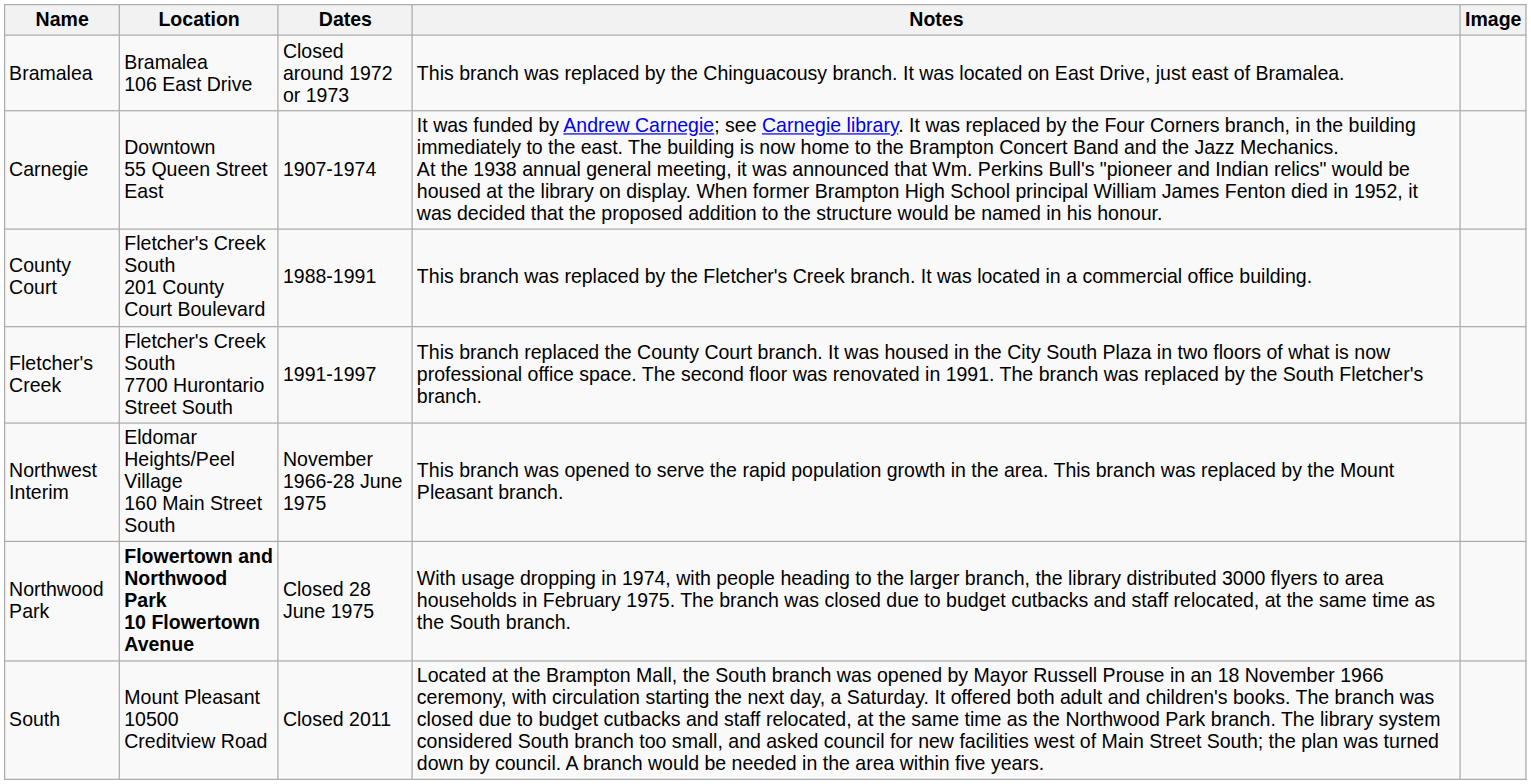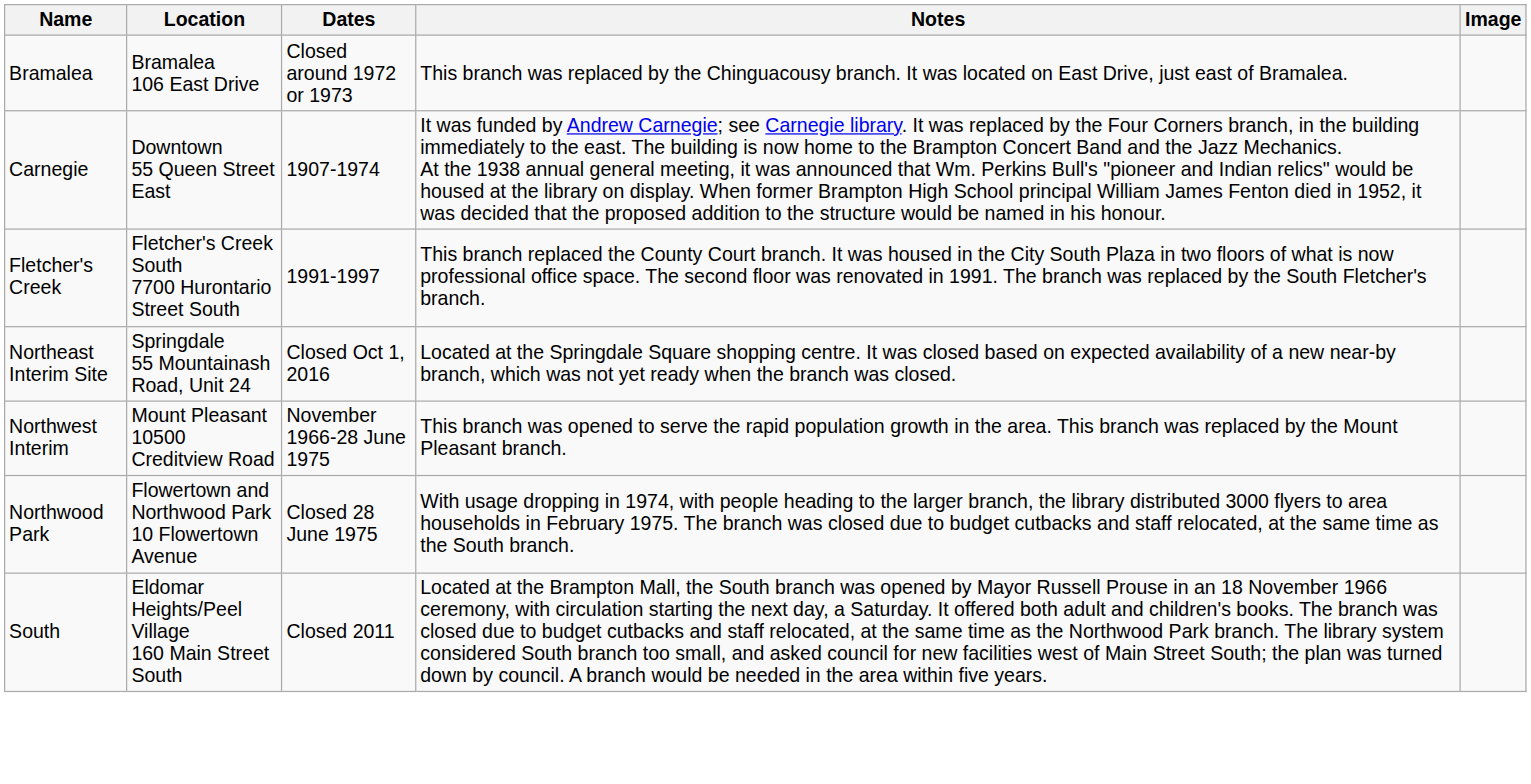- row: (40, 277)
+ row: (58, 363)
(193, 482) Eldomar Heights/Peel Village 160 Main Street South -> (203, 438) Mount Pleasant 10500 Creditview Road
(199, 601) bold -> (201, 524) normal
(196, 719) Mount Pleasant 10500 Creditview Road -> (200, 631) Eldomar Heights/Peel Village 160 Main Street South
